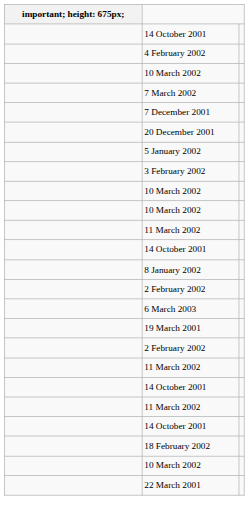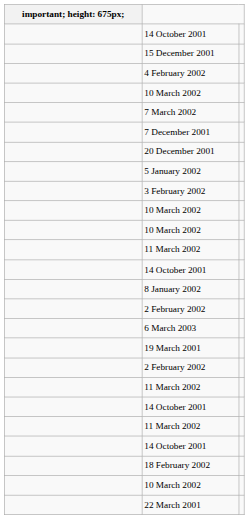+ row: (73, 54)
